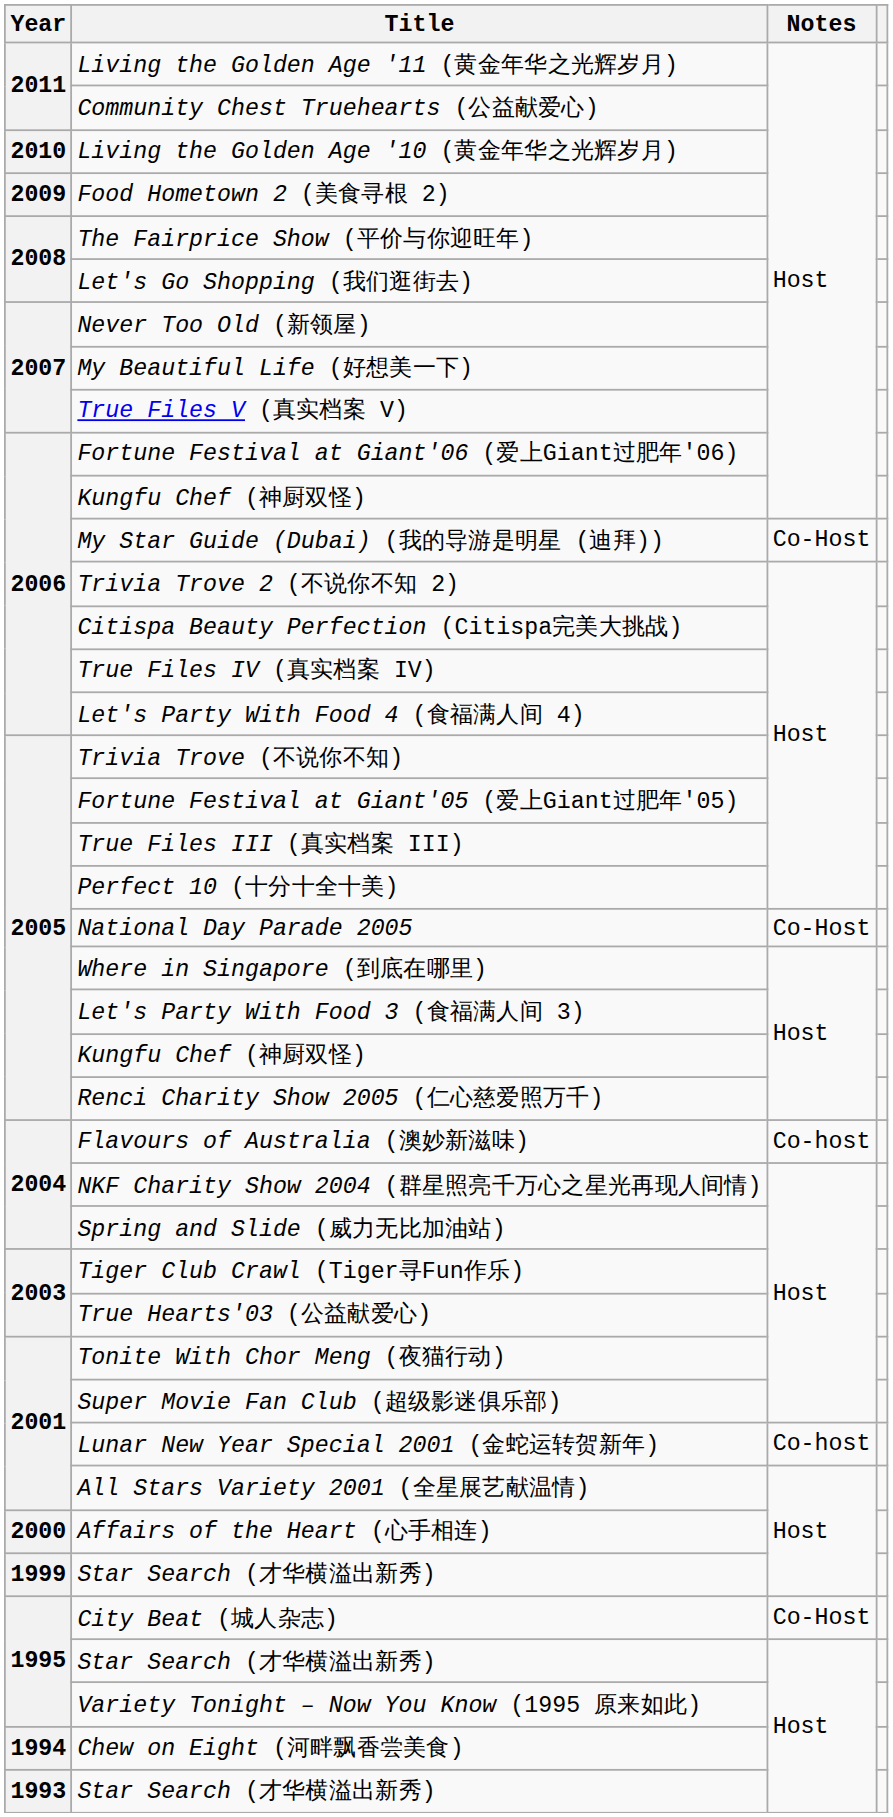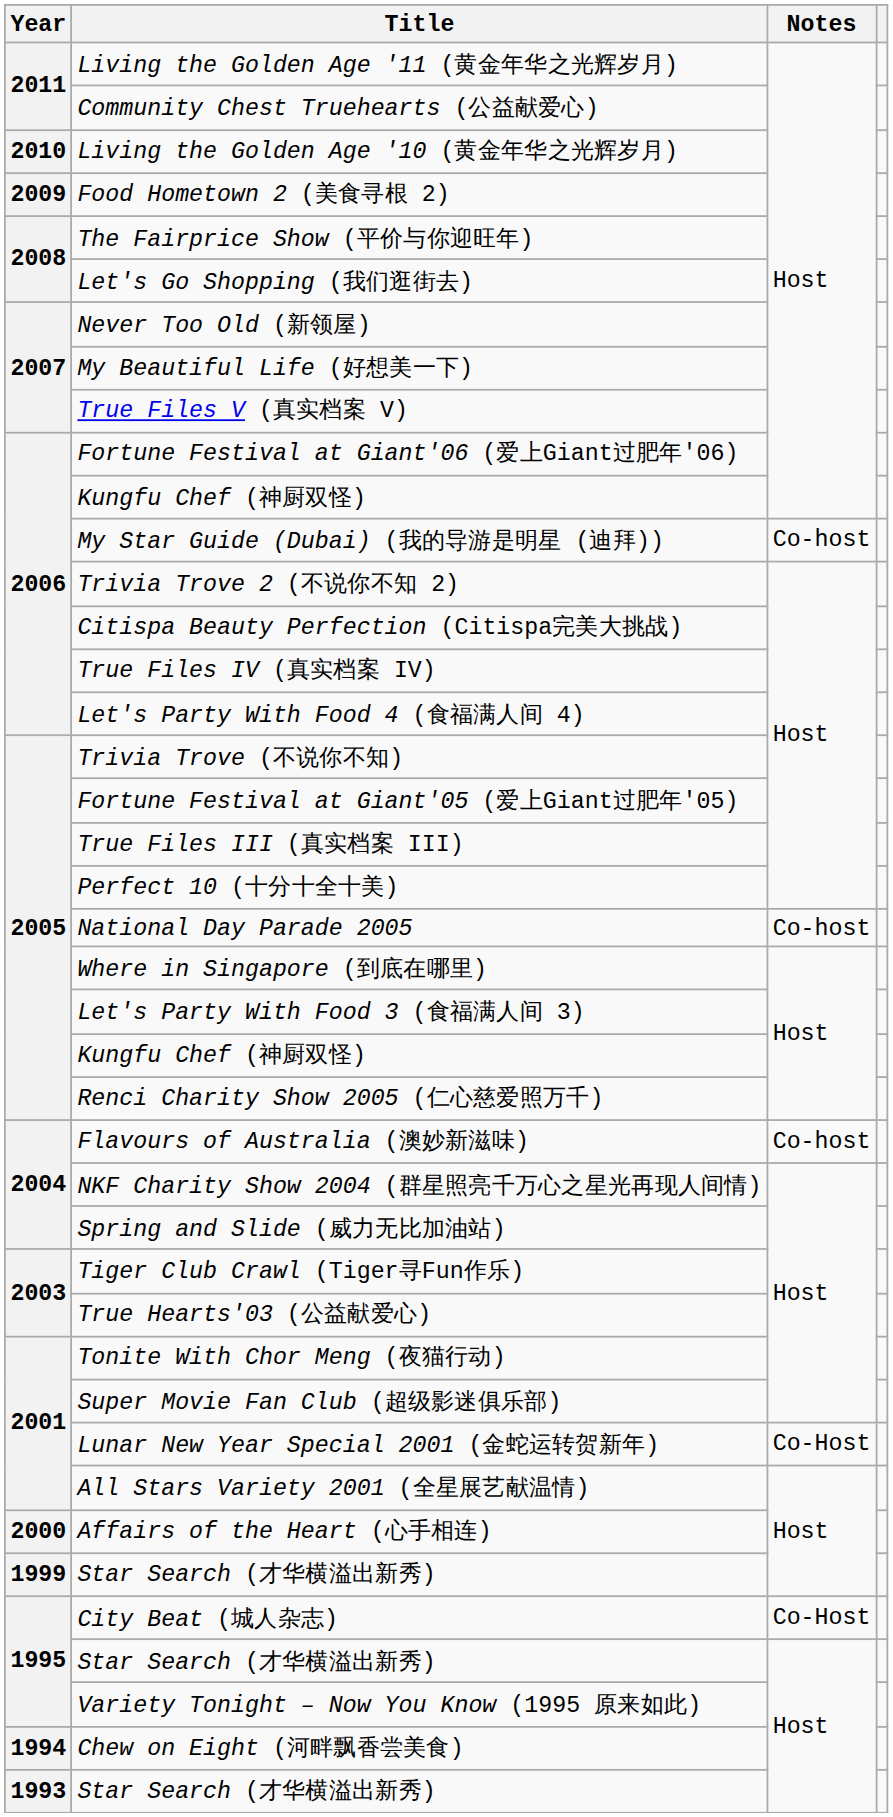(822, 541) Co-Host -> (822, 541) Co-host
(822, 928) Co-Host -> (822, 928) Co-host
(822, 1445) Co-host -> (822, 1445) Co-Host
